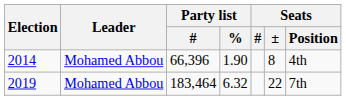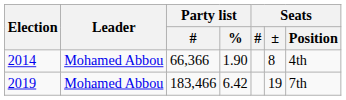(190, 60) 66,396 -> (190, 60) 66,366
(193, 83) 183,464 -> (193, 83) 183,466
(235, 83) 6.32 -> (235, 83) 6.42
(275, 83) 22 -> (275, 83) 19
